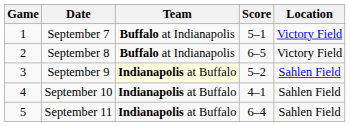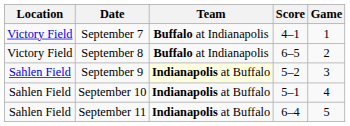columns swapped: (23, 14) <-> (310, 14)
(257, 33) 5–1 -> (290, 33) 4–1
(257, 92) 4–1 -> (290, 92) 5–1
